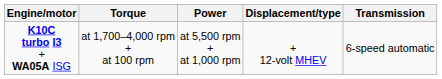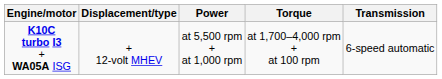columns swapped: (293, 13) <-> (128, 13)
